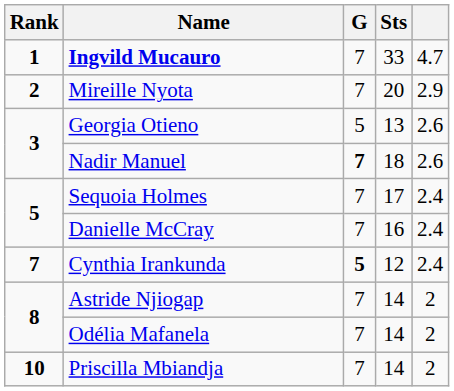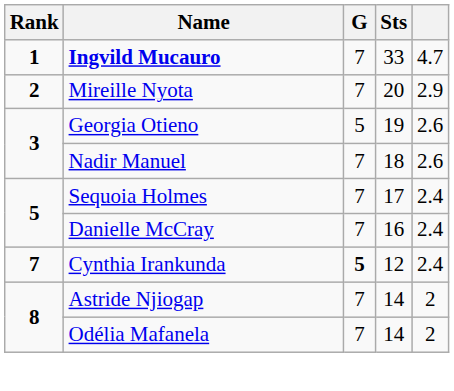(394, 126) 13 -> (394, 126) 19
(359, 160) bold -> (359, 160) normal
- row: (146, 368)
